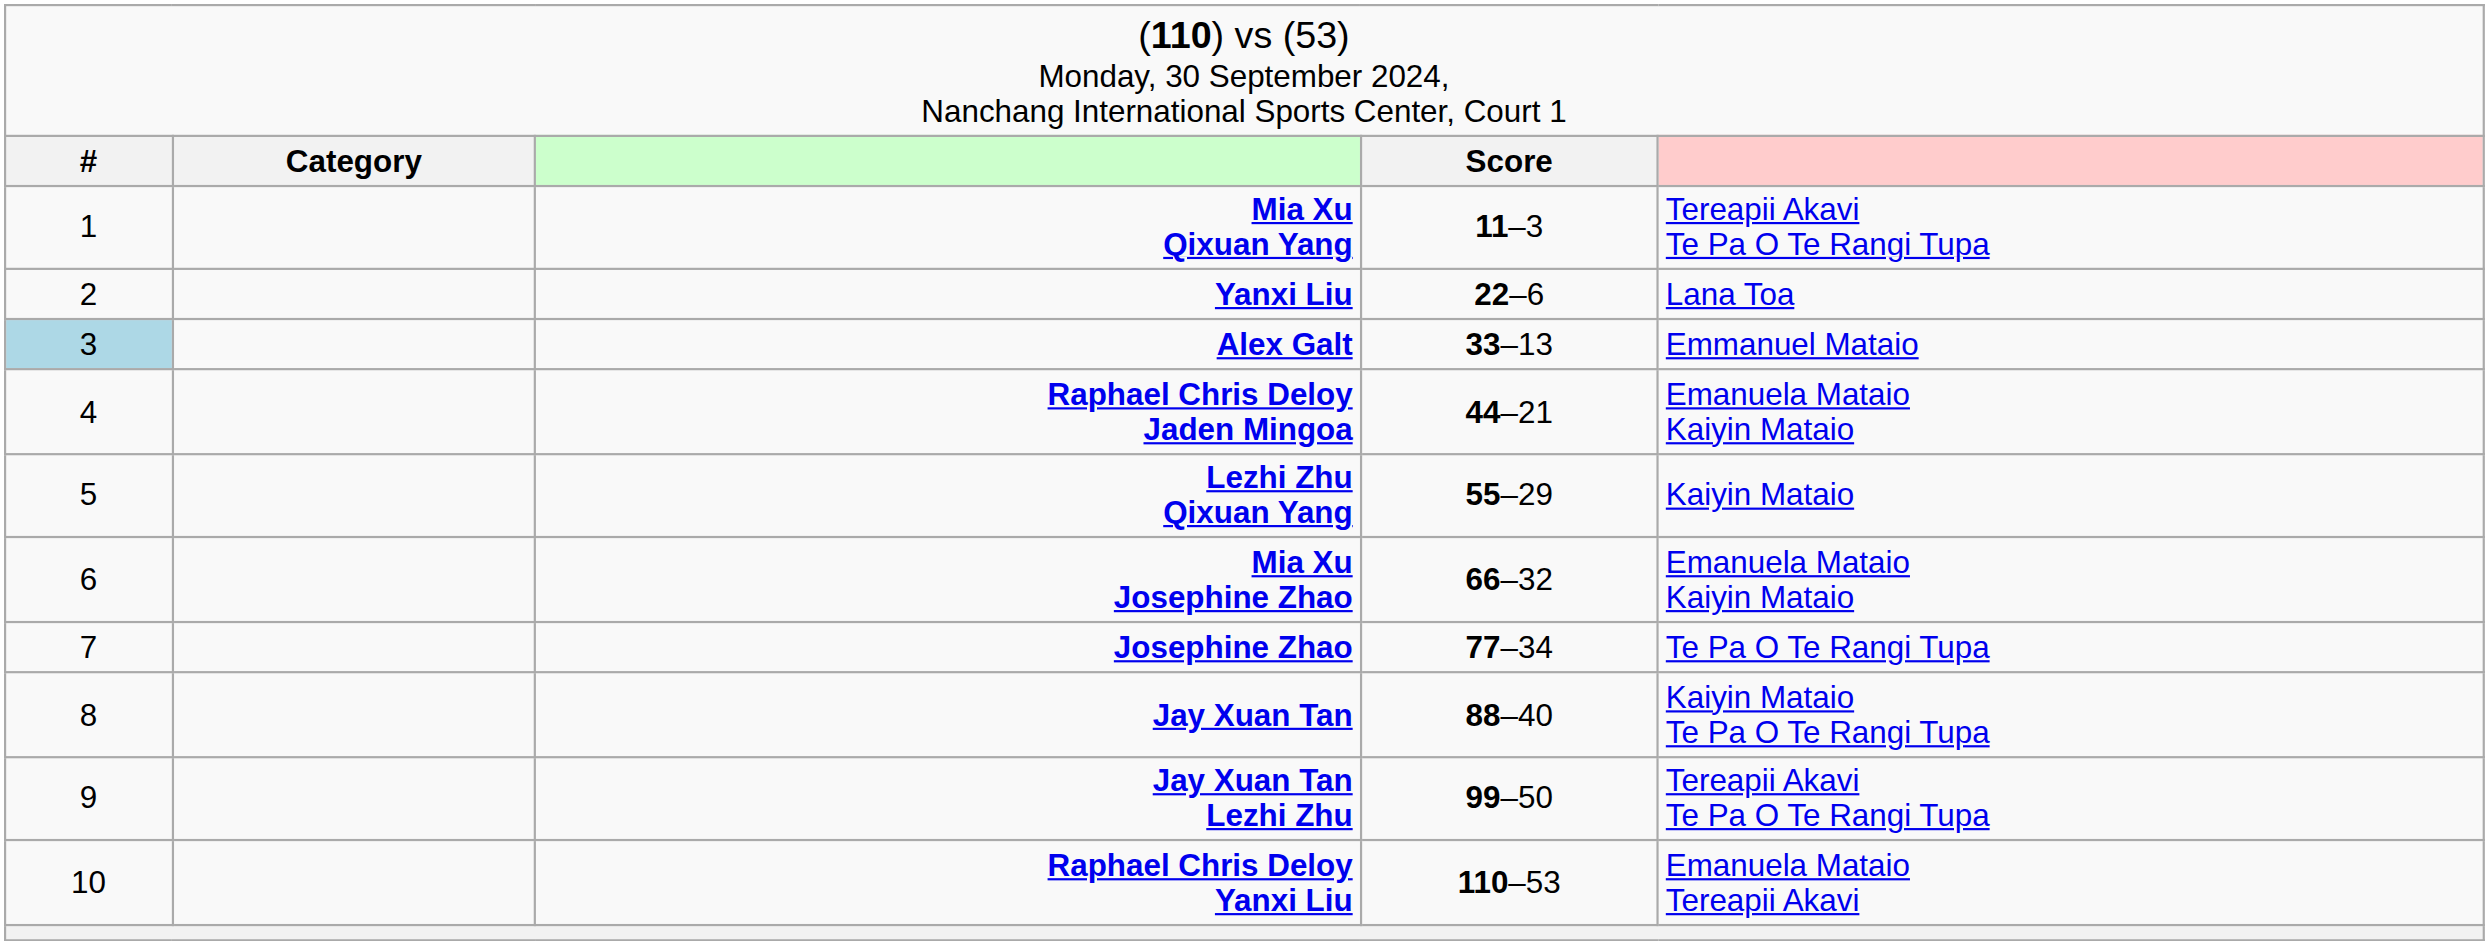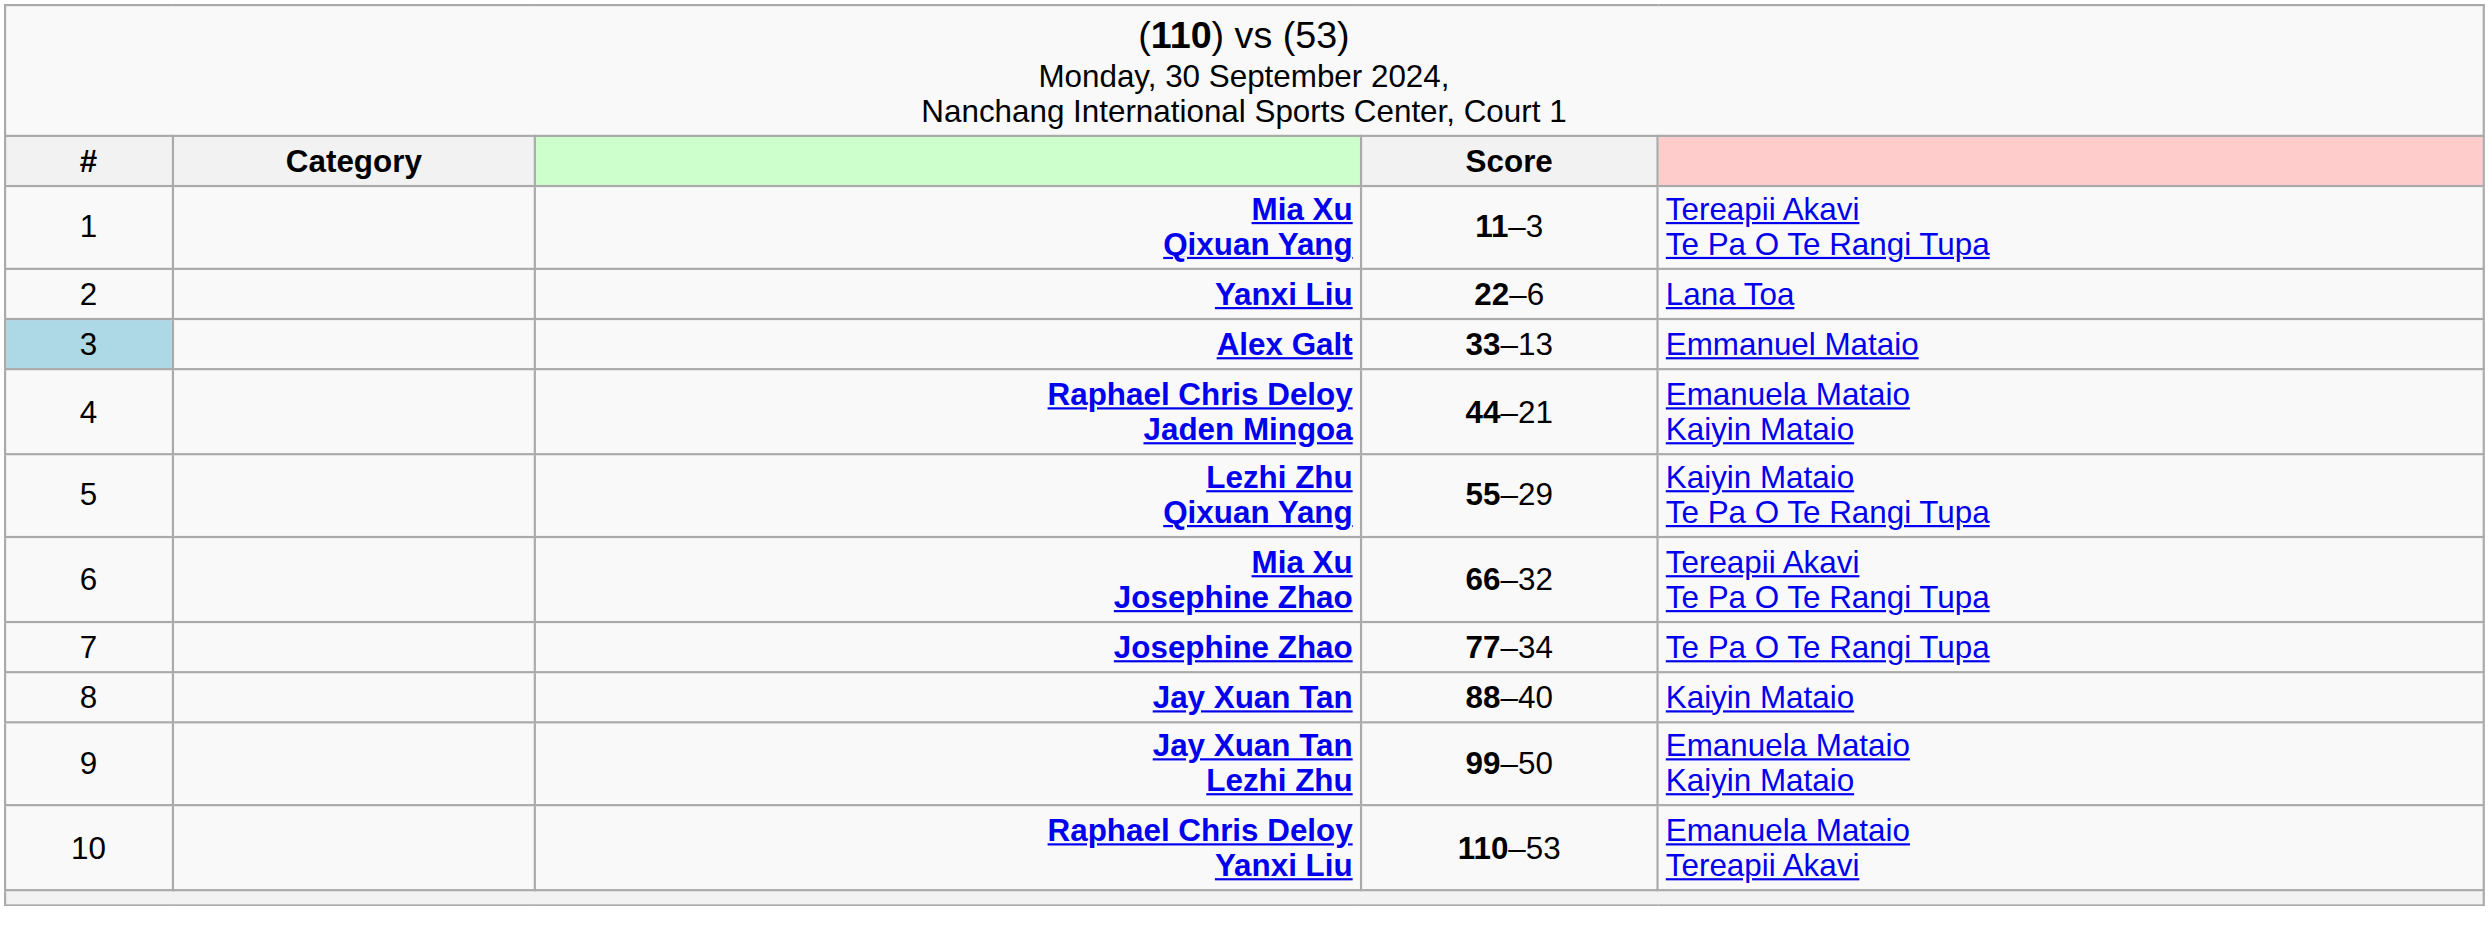(1760, 496) Kaiyin Mataio -> (1828, 496) Kaiyin Mataio Te Pa O Te Rangi Tupa
(1788, 580) Emanuela Mataio Kaiyin Mataio -> (1828, 580) Tereapii Akavi Te Pa O Te Rangi Tupa
(1828, 714) Kaiyin Mataio Te Pa O Te Rangi Tupa -> (1760, 697) Kaiyin Mataio
(1828, 799) Tereapii Akavi Te Pa O Te Rangi Tupa -> (1788, 764) Emanuela Mataio Kaiyin Mataio
